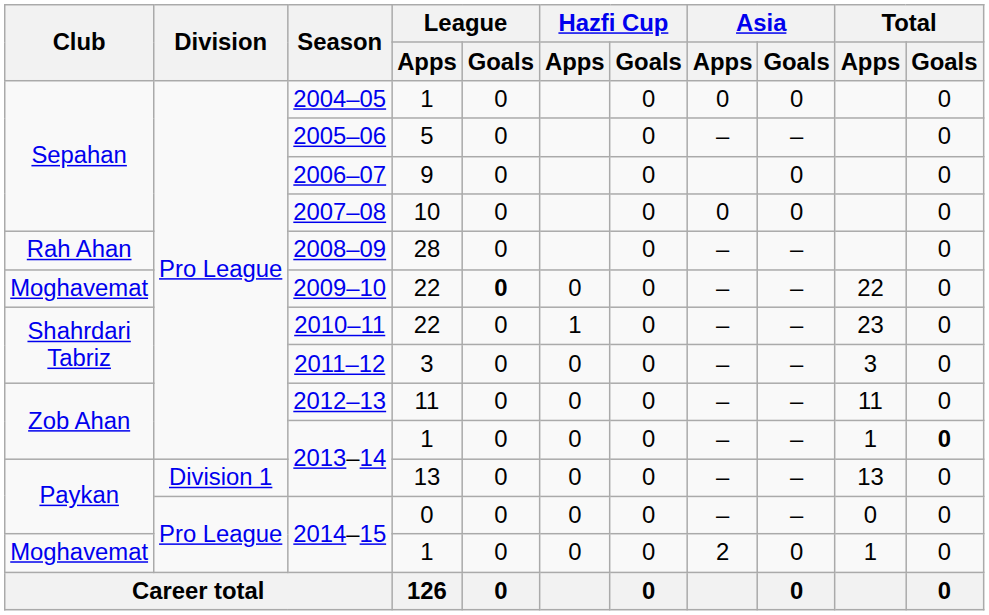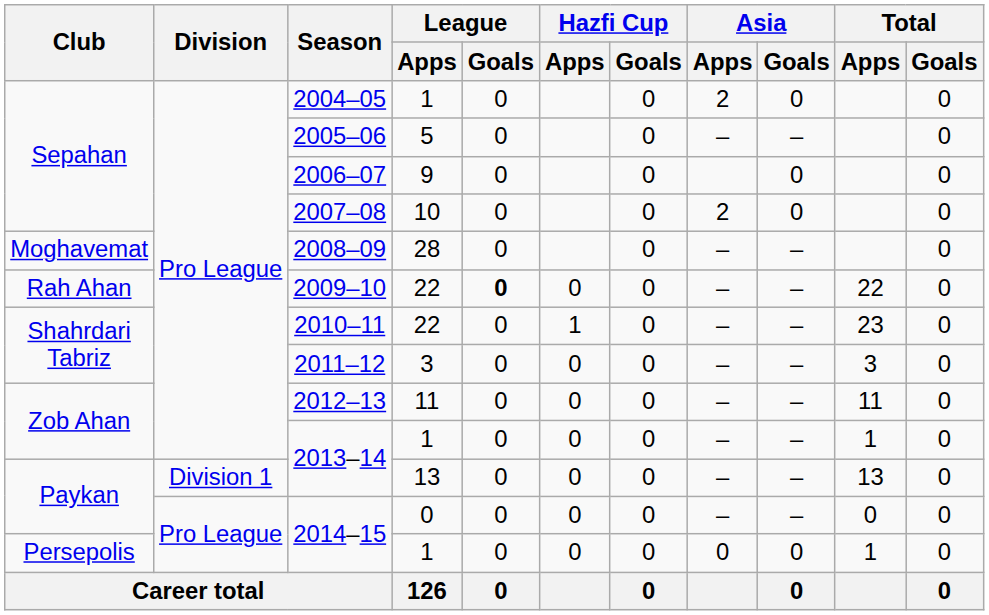(723, 99) 0 -> (723, 99) 2
(723, 212) 0 -> (723, 212) 2
(79, 250) Rah Ahan -> (79, 250) Moghavemat
(79, 288) Moghavemat -> (79, 288) Rah Ahan
(944, 439) bold -> (944, 439) normal
(79, 552) Moghavemat -> (79, 552) Persepolis
(723, 552) 2 -> (723, 552) 0
